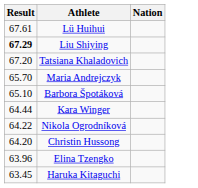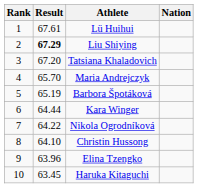+ column: (19, 12)
(21, 93) 65.10 -> (49, 93) 65.19
(21, 142) 64.20 -> (49, 142) 64.10
